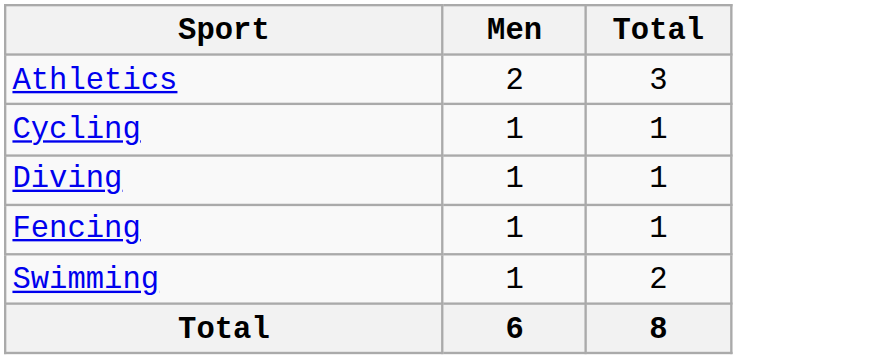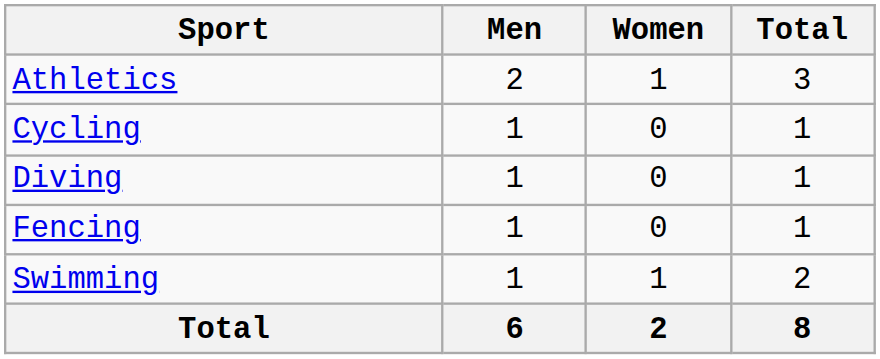+ column: (658, 30)
